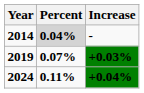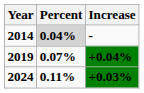(110, 56) +0.03% -> (110, 56) +0.04%
(110, 77) +0.04% -> (110, 77) +0.03%
